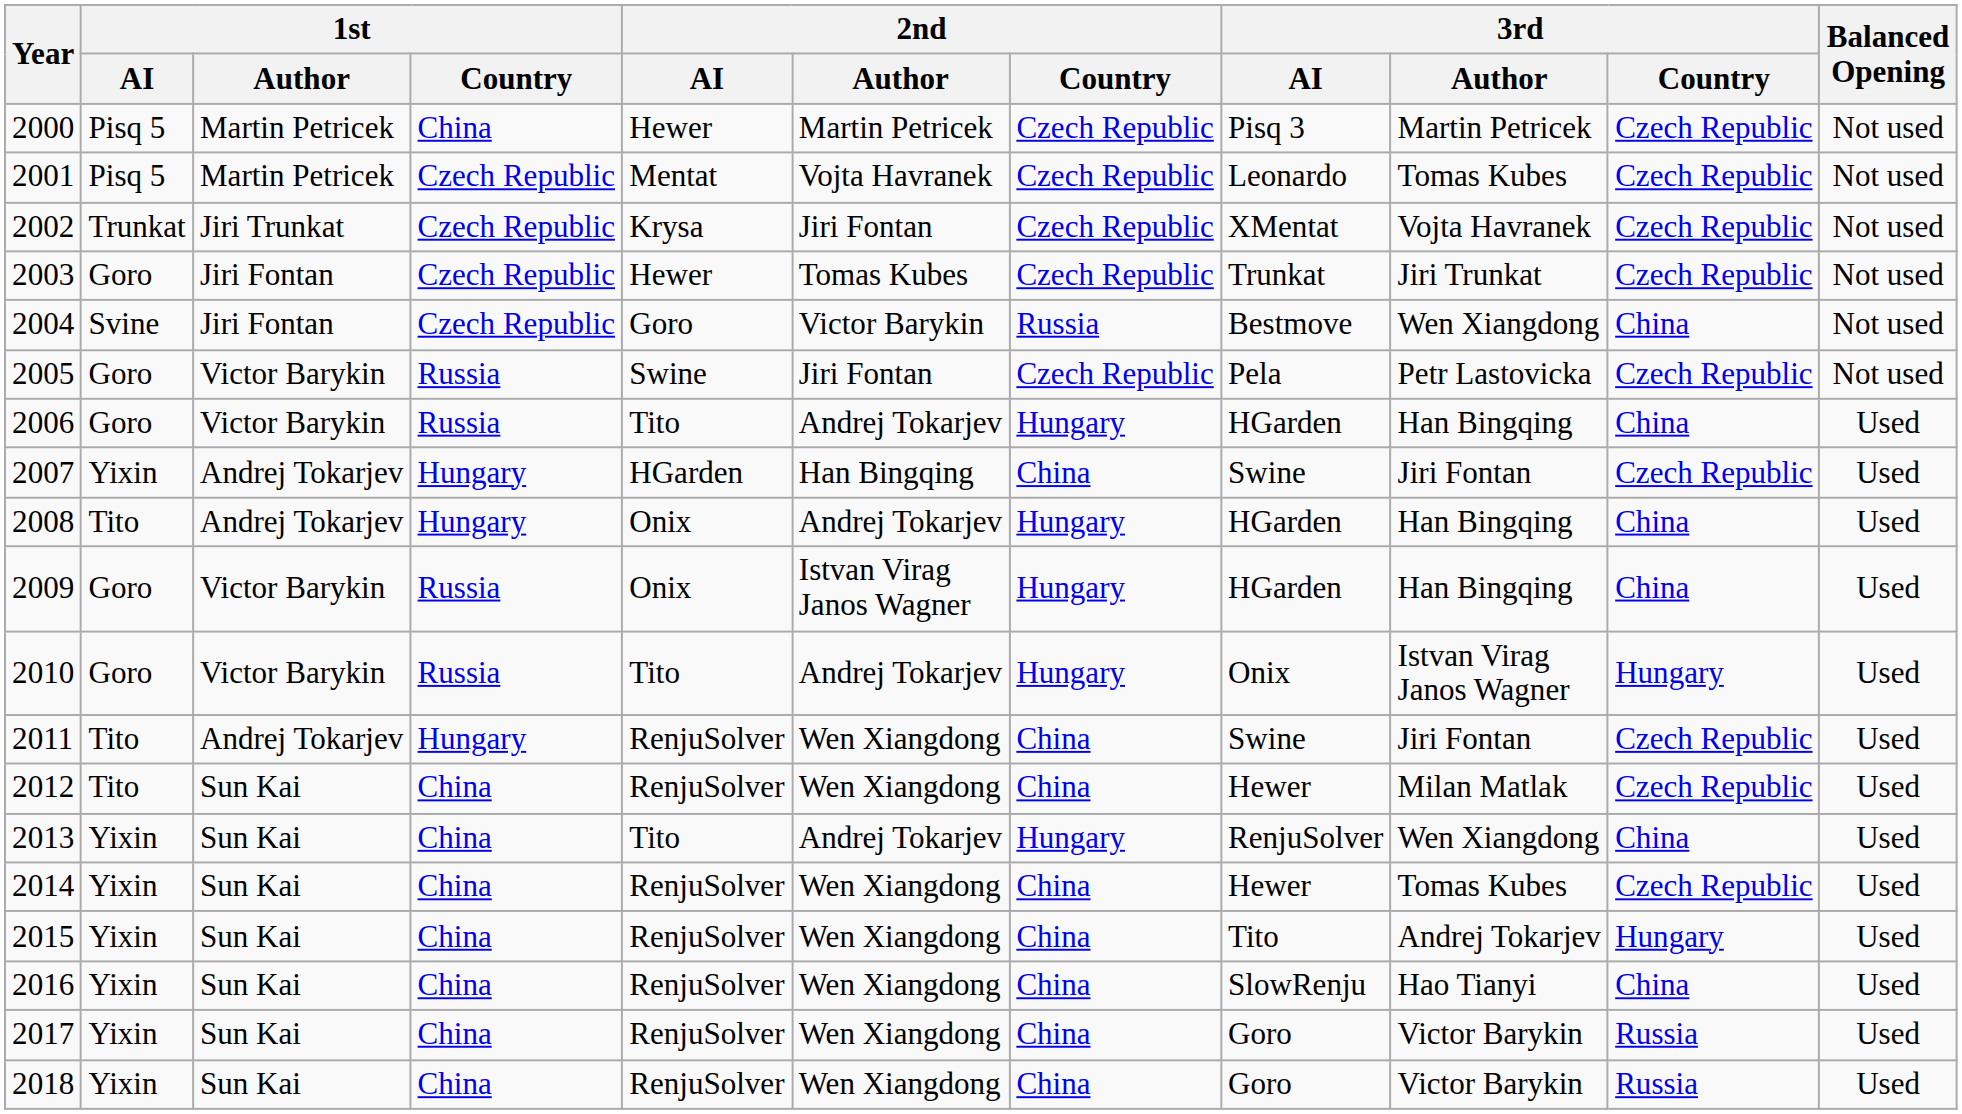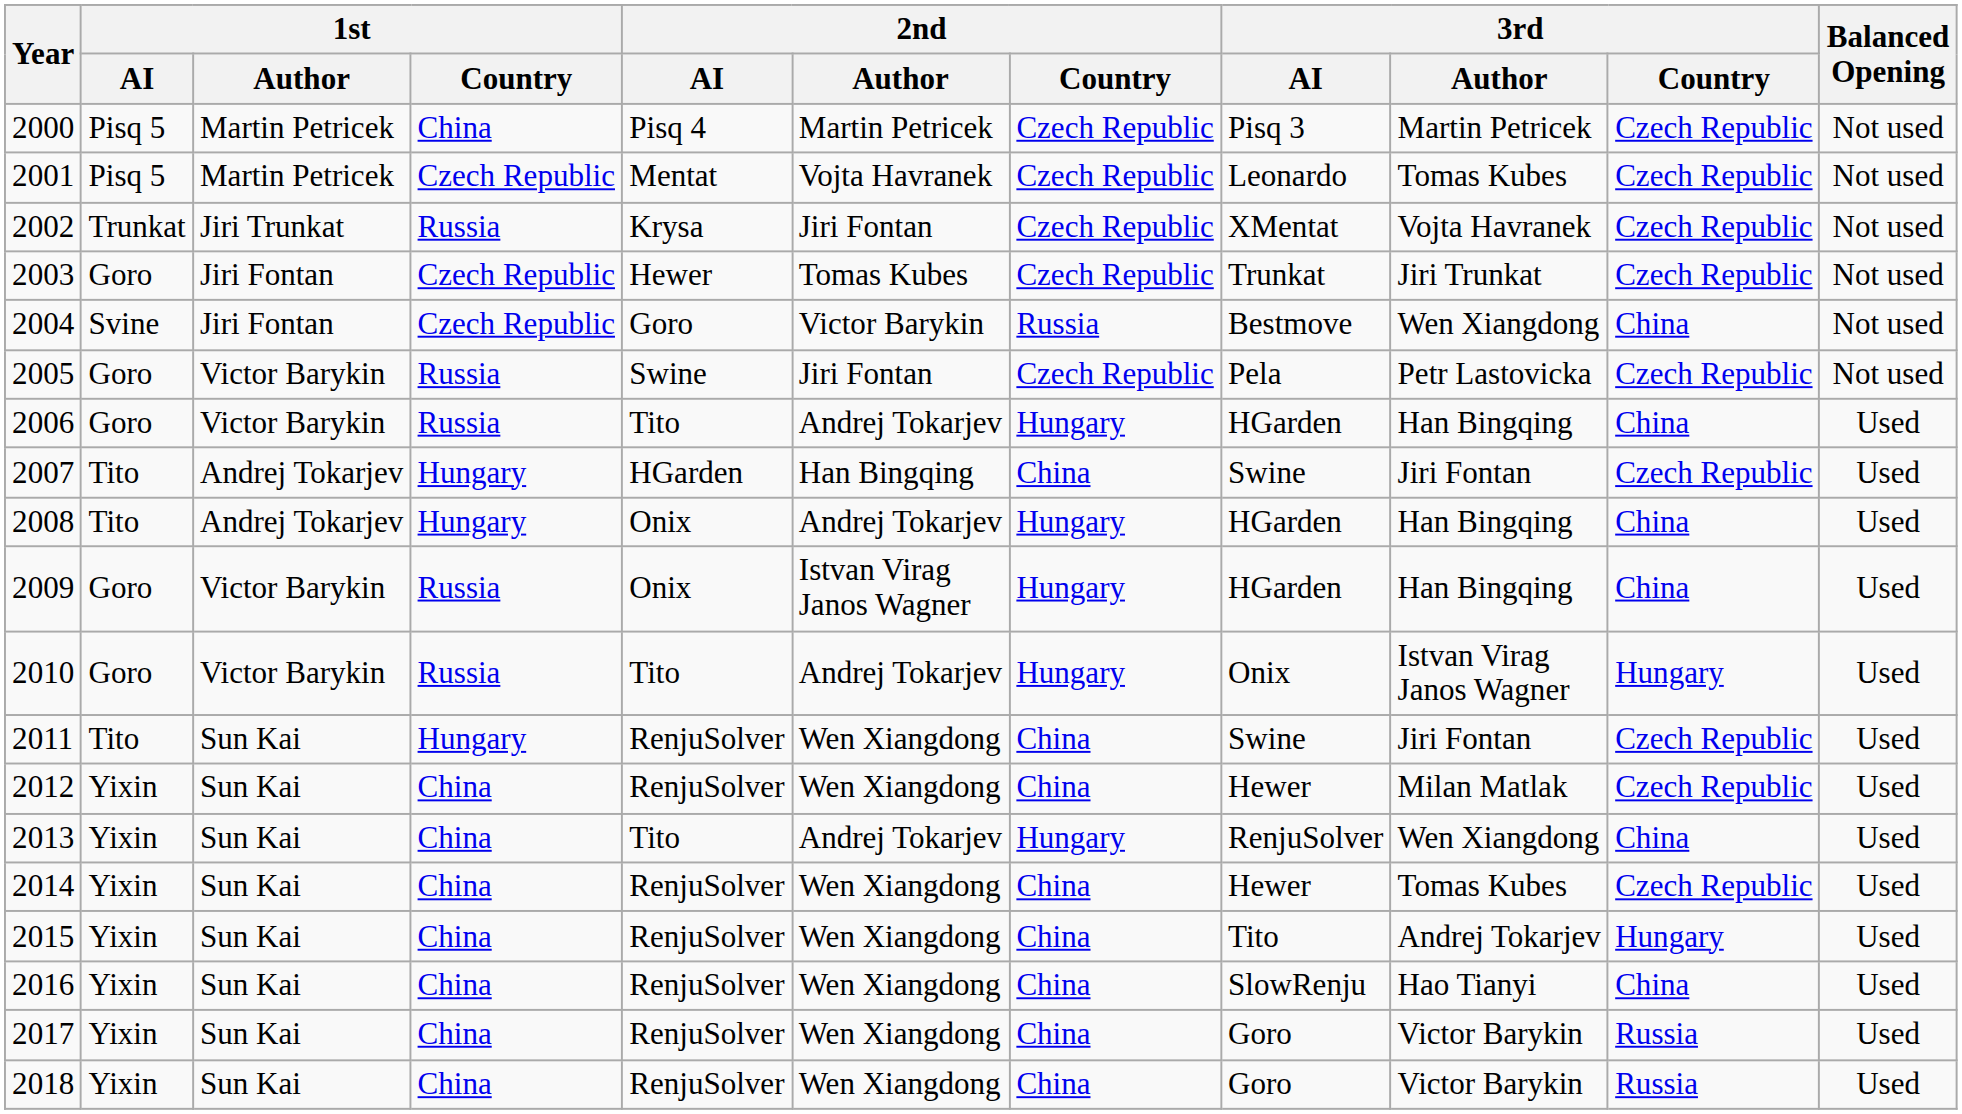(671, 127) Hewer -> (668, 127) Pisq 4
(516, 226) Czech Republic -> (459, 226) Russia
(123, 472) Yixin -> (114, 472) Tito
(302, 738) Andrej Tokarjev -> (250, 738) Sun Kai
(114, 788) Tito -> (123, 788) Yixin
